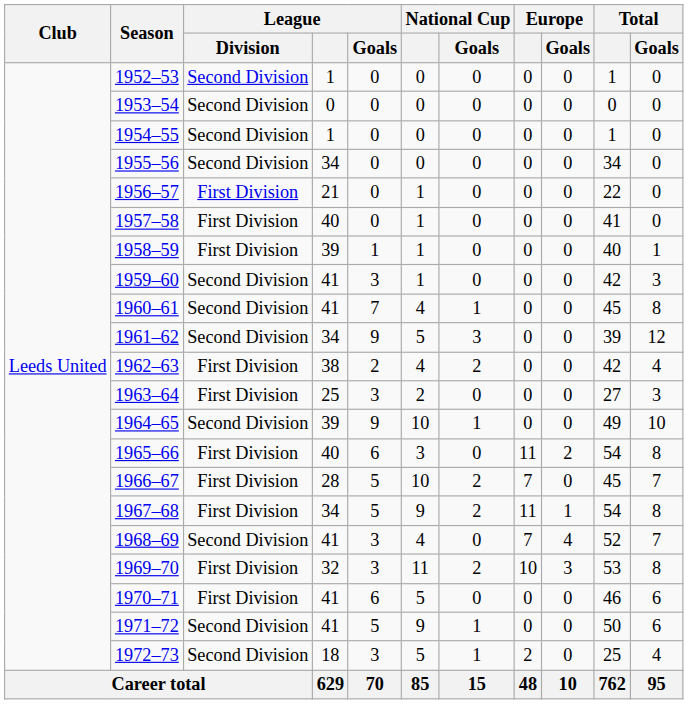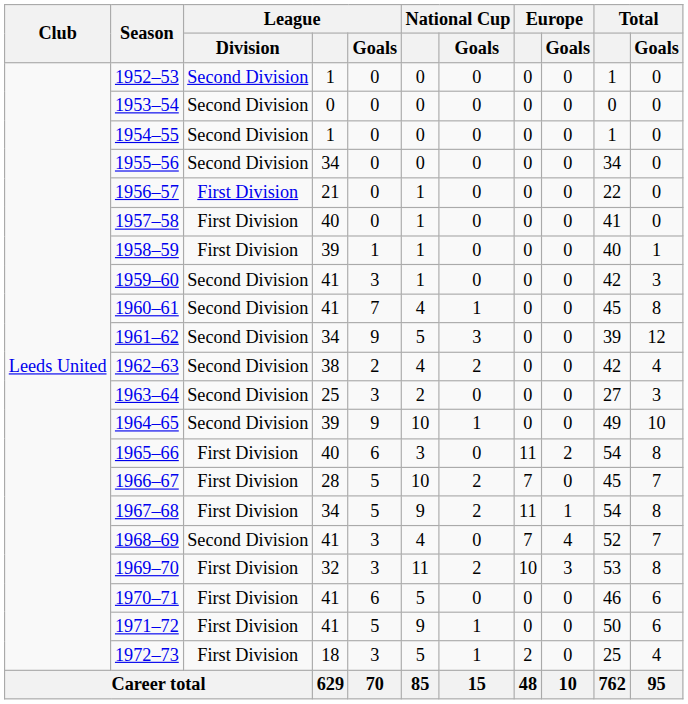(248, 366) First Division -> (248, 366) Second Division
(248, 395) First Division -> (248, 395) Second Division
(248, 626) Second Division -> (248, 626) First Division
(248, 655) Second Division -> (248, 655) First Division
